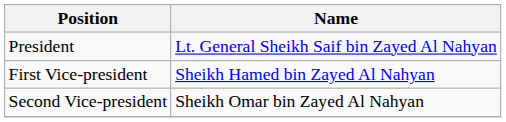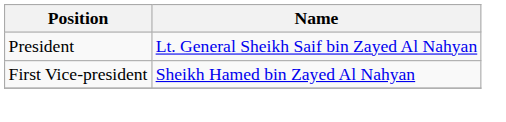- row: (88, 102)
